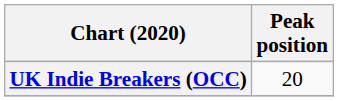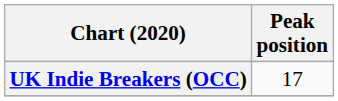(292, 78) 20 -> (292, 78) 17
